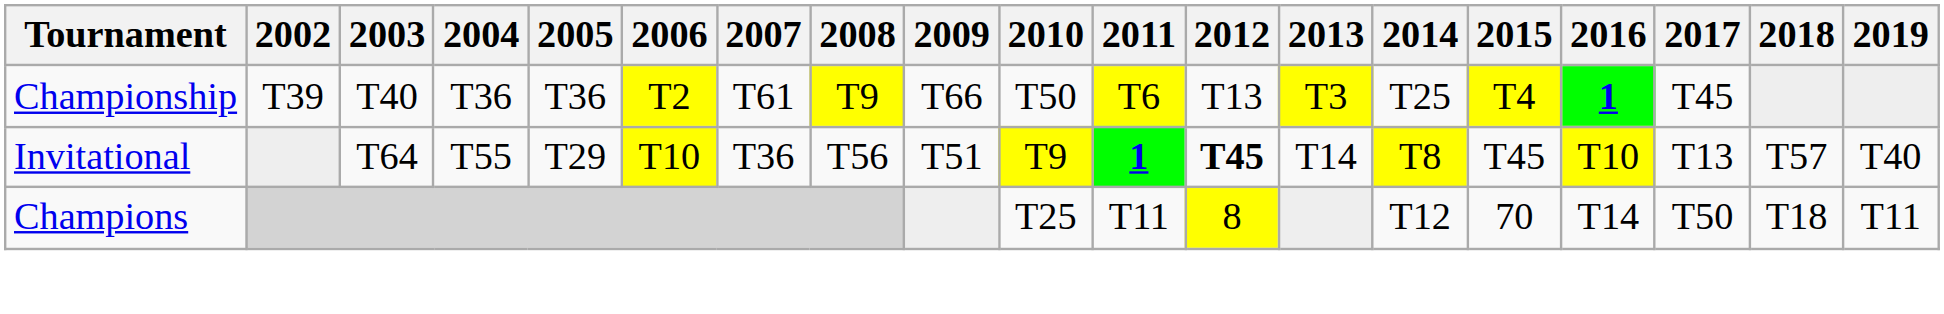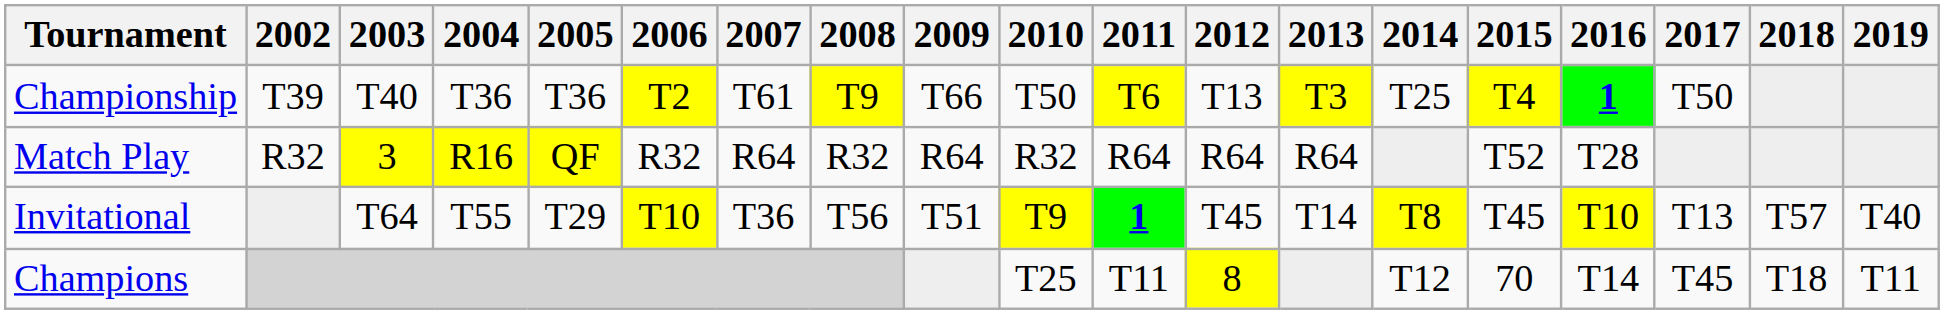(1702, 95) T45 -> (1702, 95) T50
+ row: (102, 156)
(1232, 156) bold -> (1232, 216) normal
(1702, 216) T50 -> (1702, 277) T45
